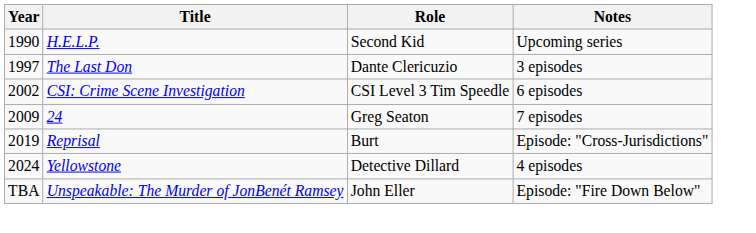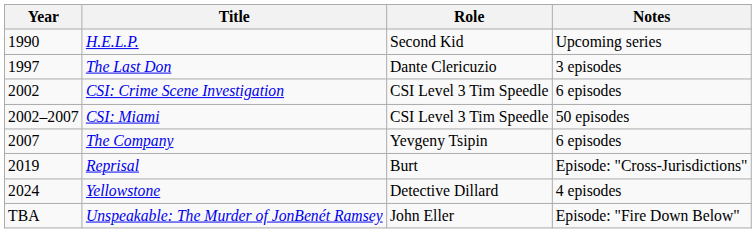+ row: (123, 116)
+ row: (130, 141)
- row: (55, 116)
